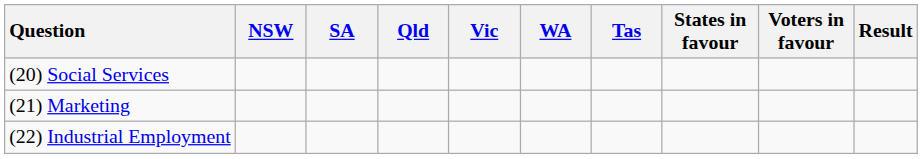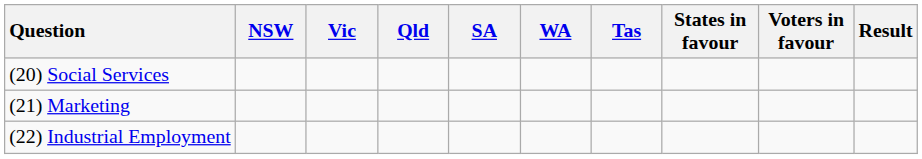columns swapped: (484, 31) <-> (342, 31)
